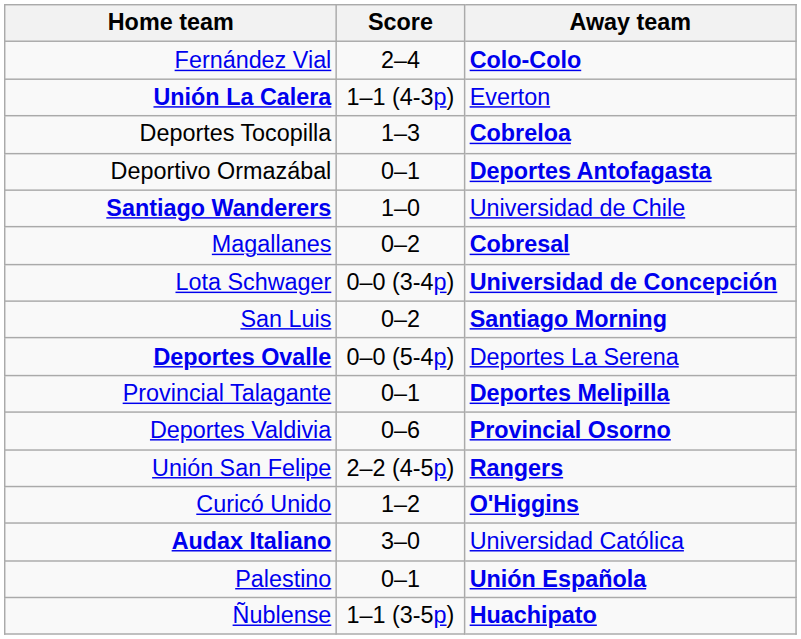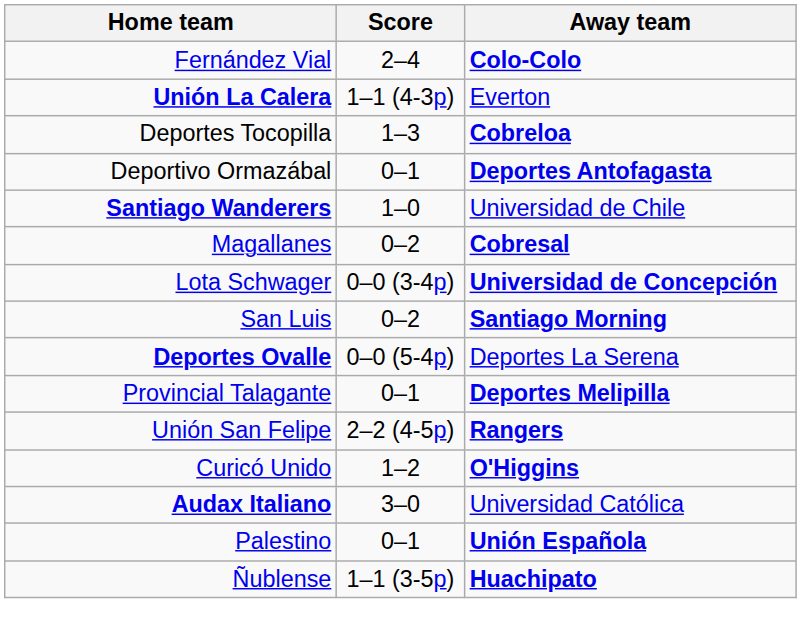- row: (241, 430)
